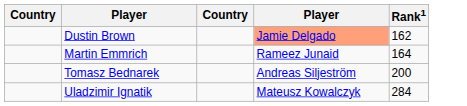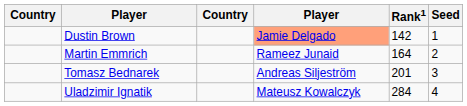+ column: (446, 15)
(401, 35) 162 -> (401, 35) 142
(401, 73) 200 -> (401, 73) 201
